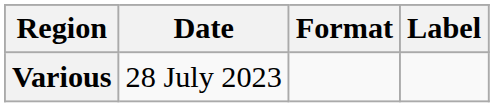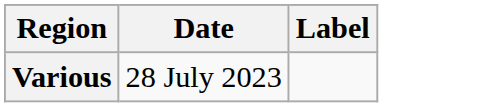- column: (344, 28)
